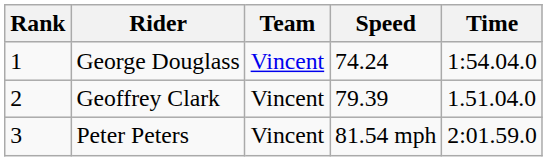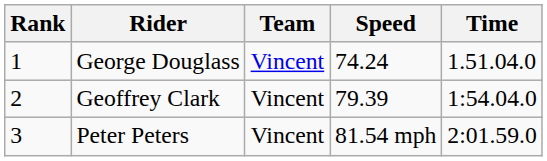(492, 60) 1:54.04.0 -> (492, 60) 1.51.04.0
(492, 98) 1.51.04.0 -> (492, 98) 1:54.04.0
